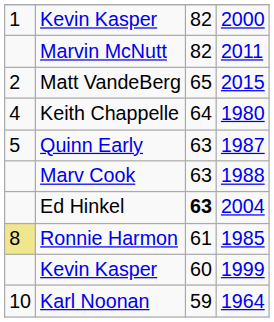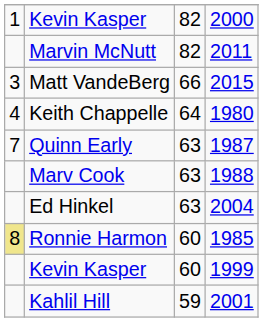(15, 82) 2 -> (15, 82) 3
(201, 82) 65 -> (190, 82) 66
(15, 144) 5 -> (15, 144) 7
(201, 207) bold -> (190, 207) normal
(201, 238) 61 -> (190, 238) 60
- row: (95, 301)
+ row: (70, 301)
